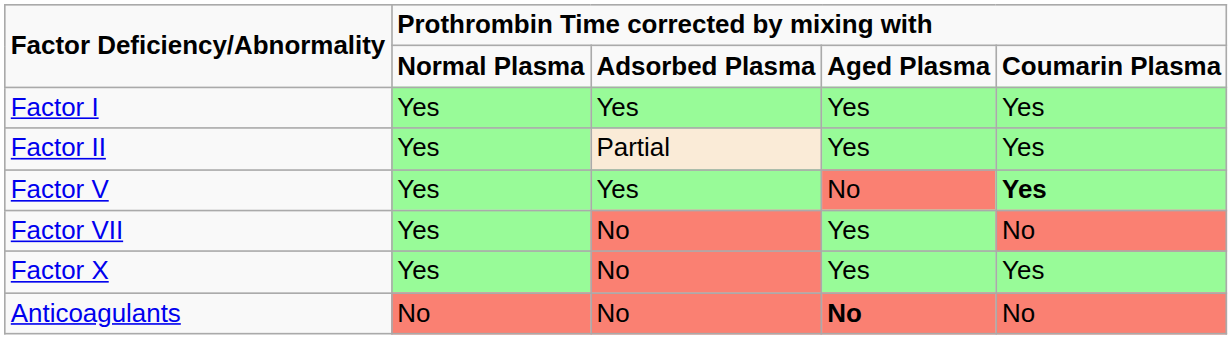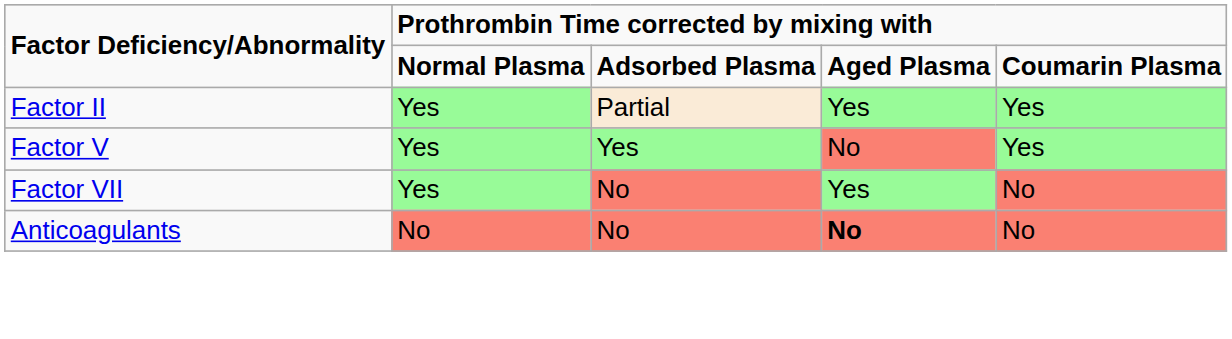- row: (55, 107)
(1024, 189) bold -> (1023, 148) normal
- row: (60, 271)
